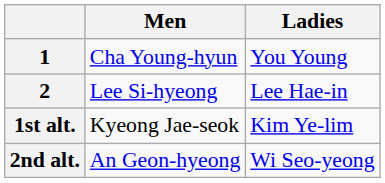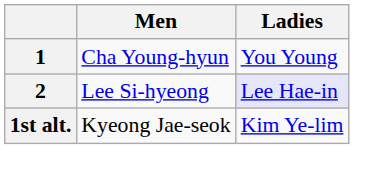(299, 90) no background -> (289, 90) lavender background
- row: (45, 159)
